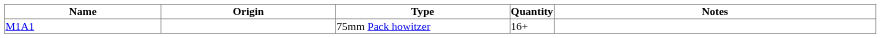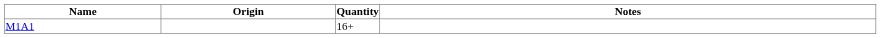- column: (423, 11)
